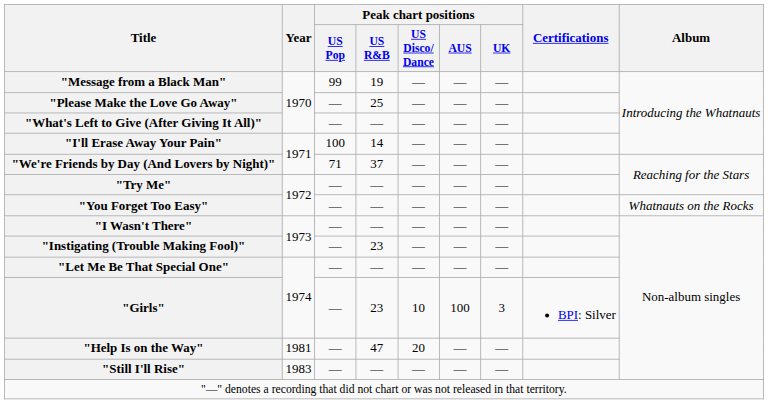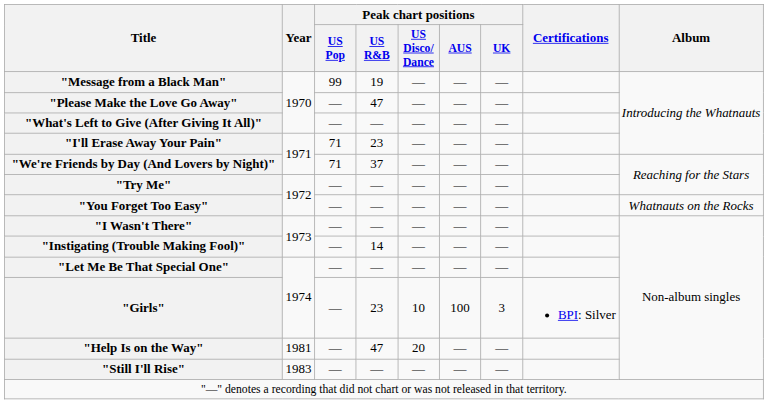(377, 102) 25 -> (377, 102) 47
(335, 143) 100 -> (335, 143) 71
(377, 143) 14 -> (377, 143) 23
(377, 246) 23 -> (377, 246) 14
